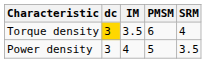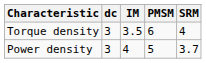(108, 31) gold background -> (108, 31) no background
(189, 49) 3.5 -> (189, 49) 3.7
